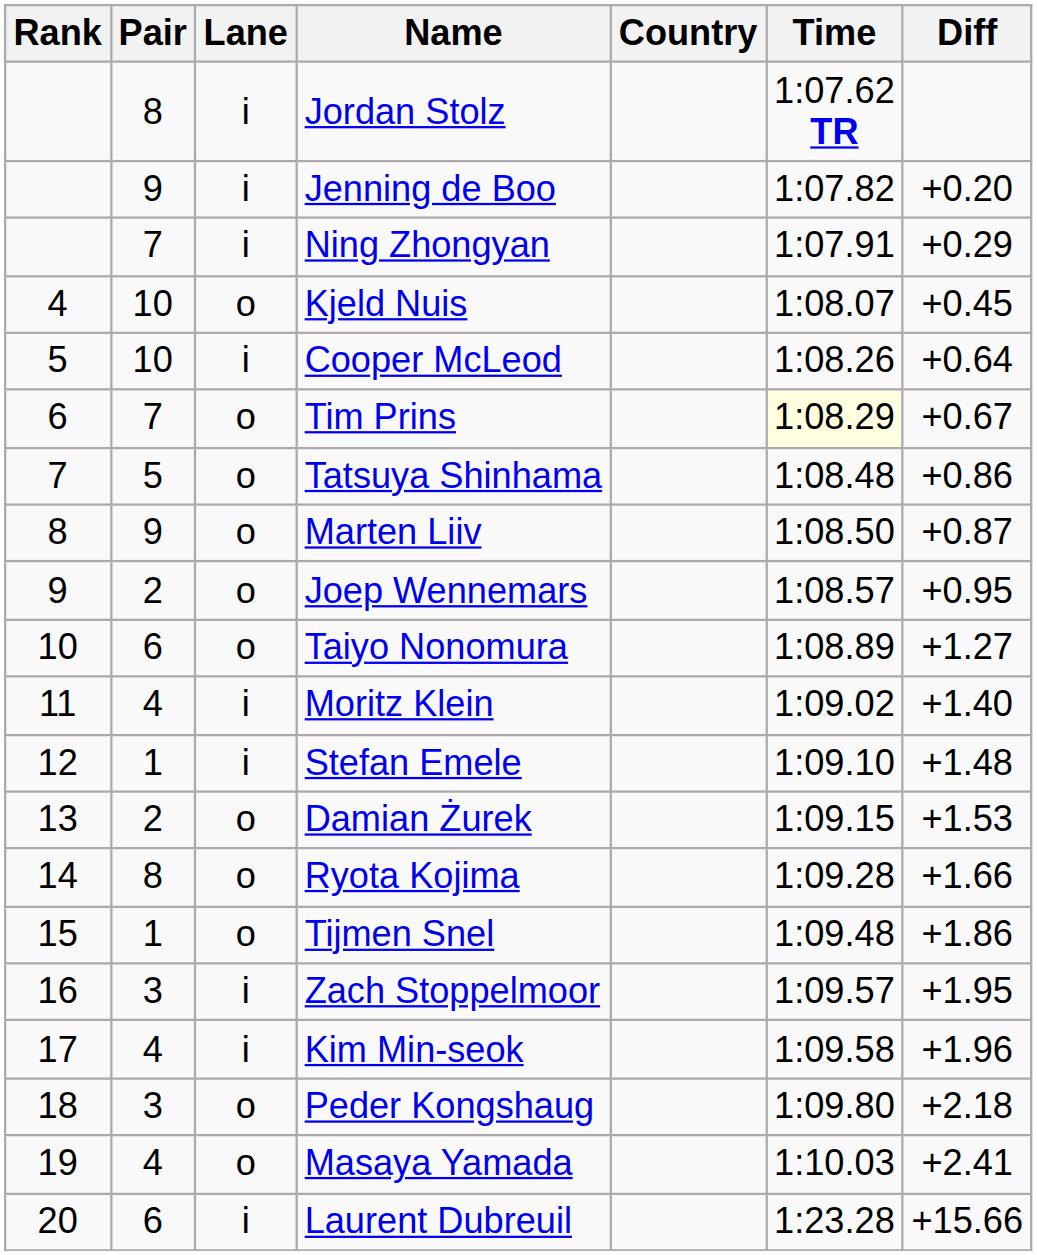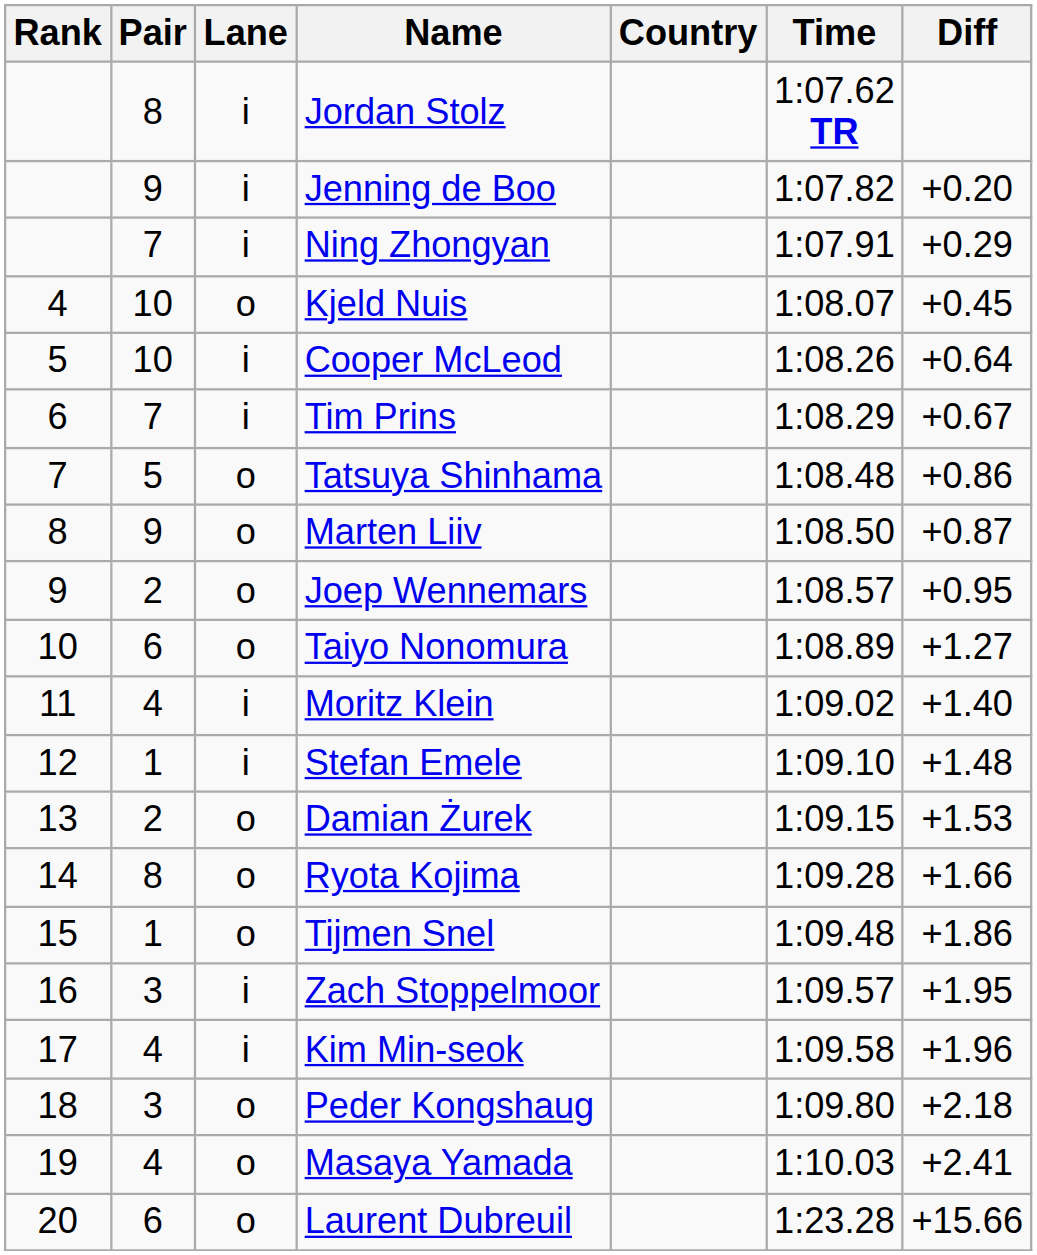(246, 417) o -> (246, 417) i
(834, 417) lightyellow background -> (834, 417) no background
(246, 1220) i -> (246, 1220) o
